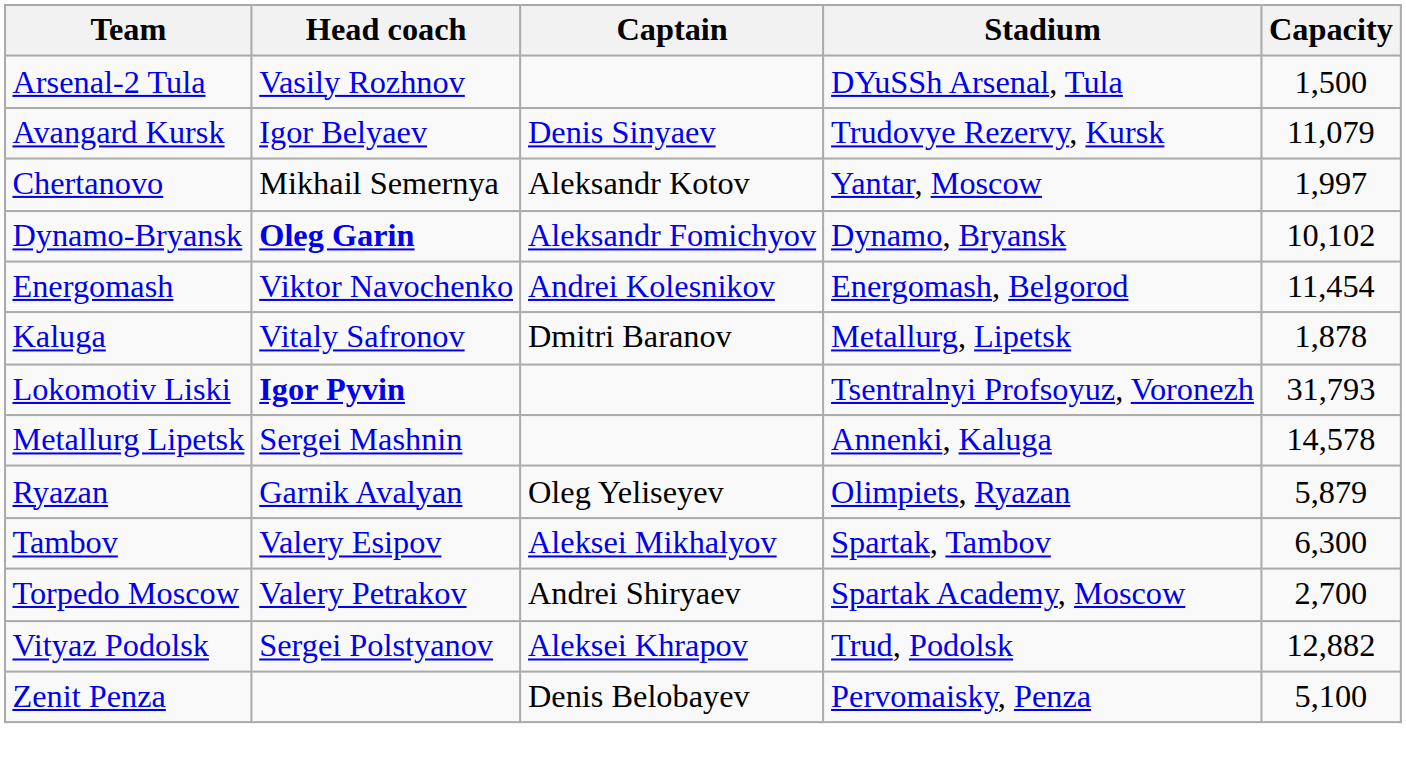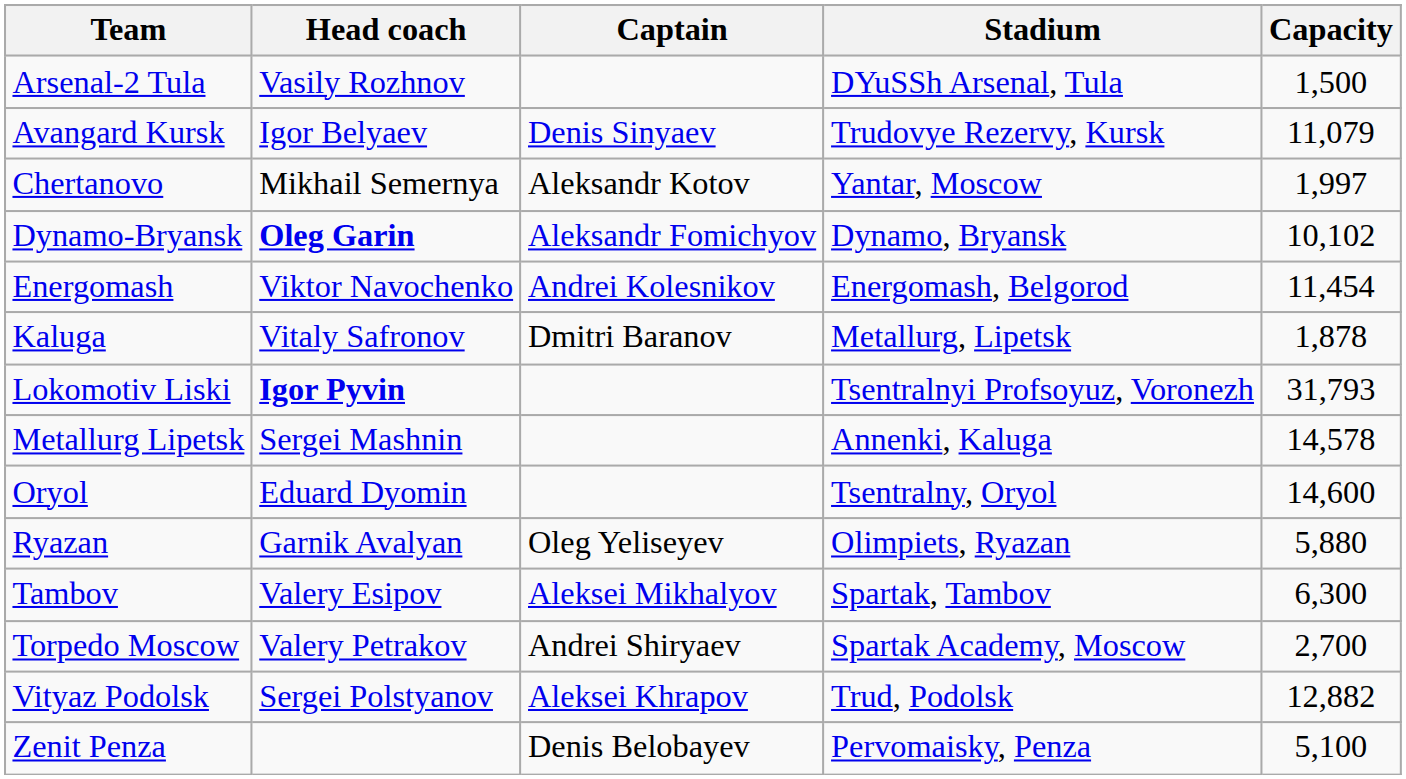+ row: (50, 491)
(1331, 491) 5,879 -> (1331, 542) 5,880
